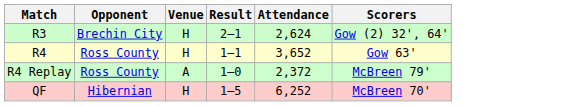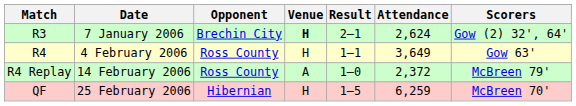+ column: (134, 14)
(186, 33) normal -> (306, 33) bold
(293, 53) 3,652 -> (413, 53) 3,649
(293, 91) 6,252 -> (413, 91) 6,259
